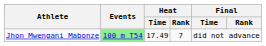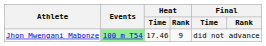(157, 35) 17.49 -> (157, 35) 17.46
(181, 35) 7 -> (181, 35) 9
